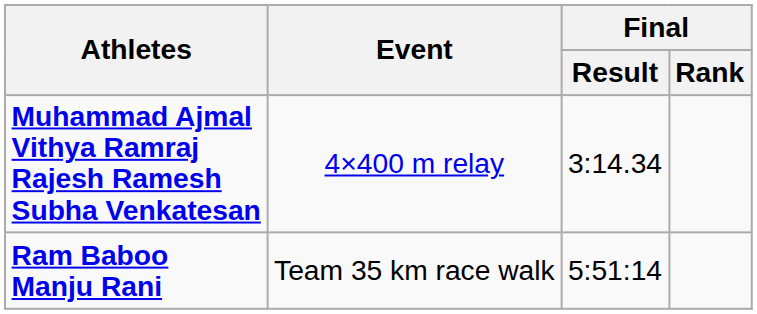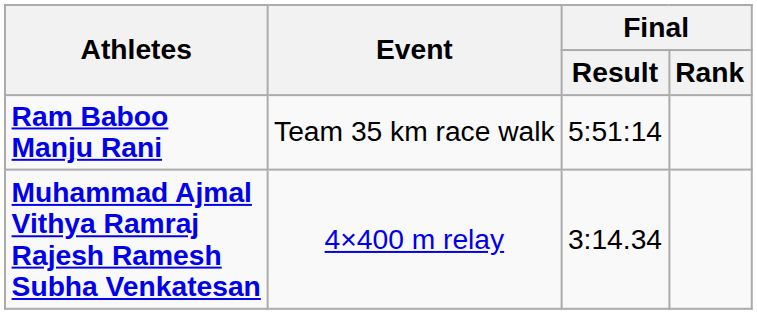rows swapped: (136, 164) <-> (90, 271)
